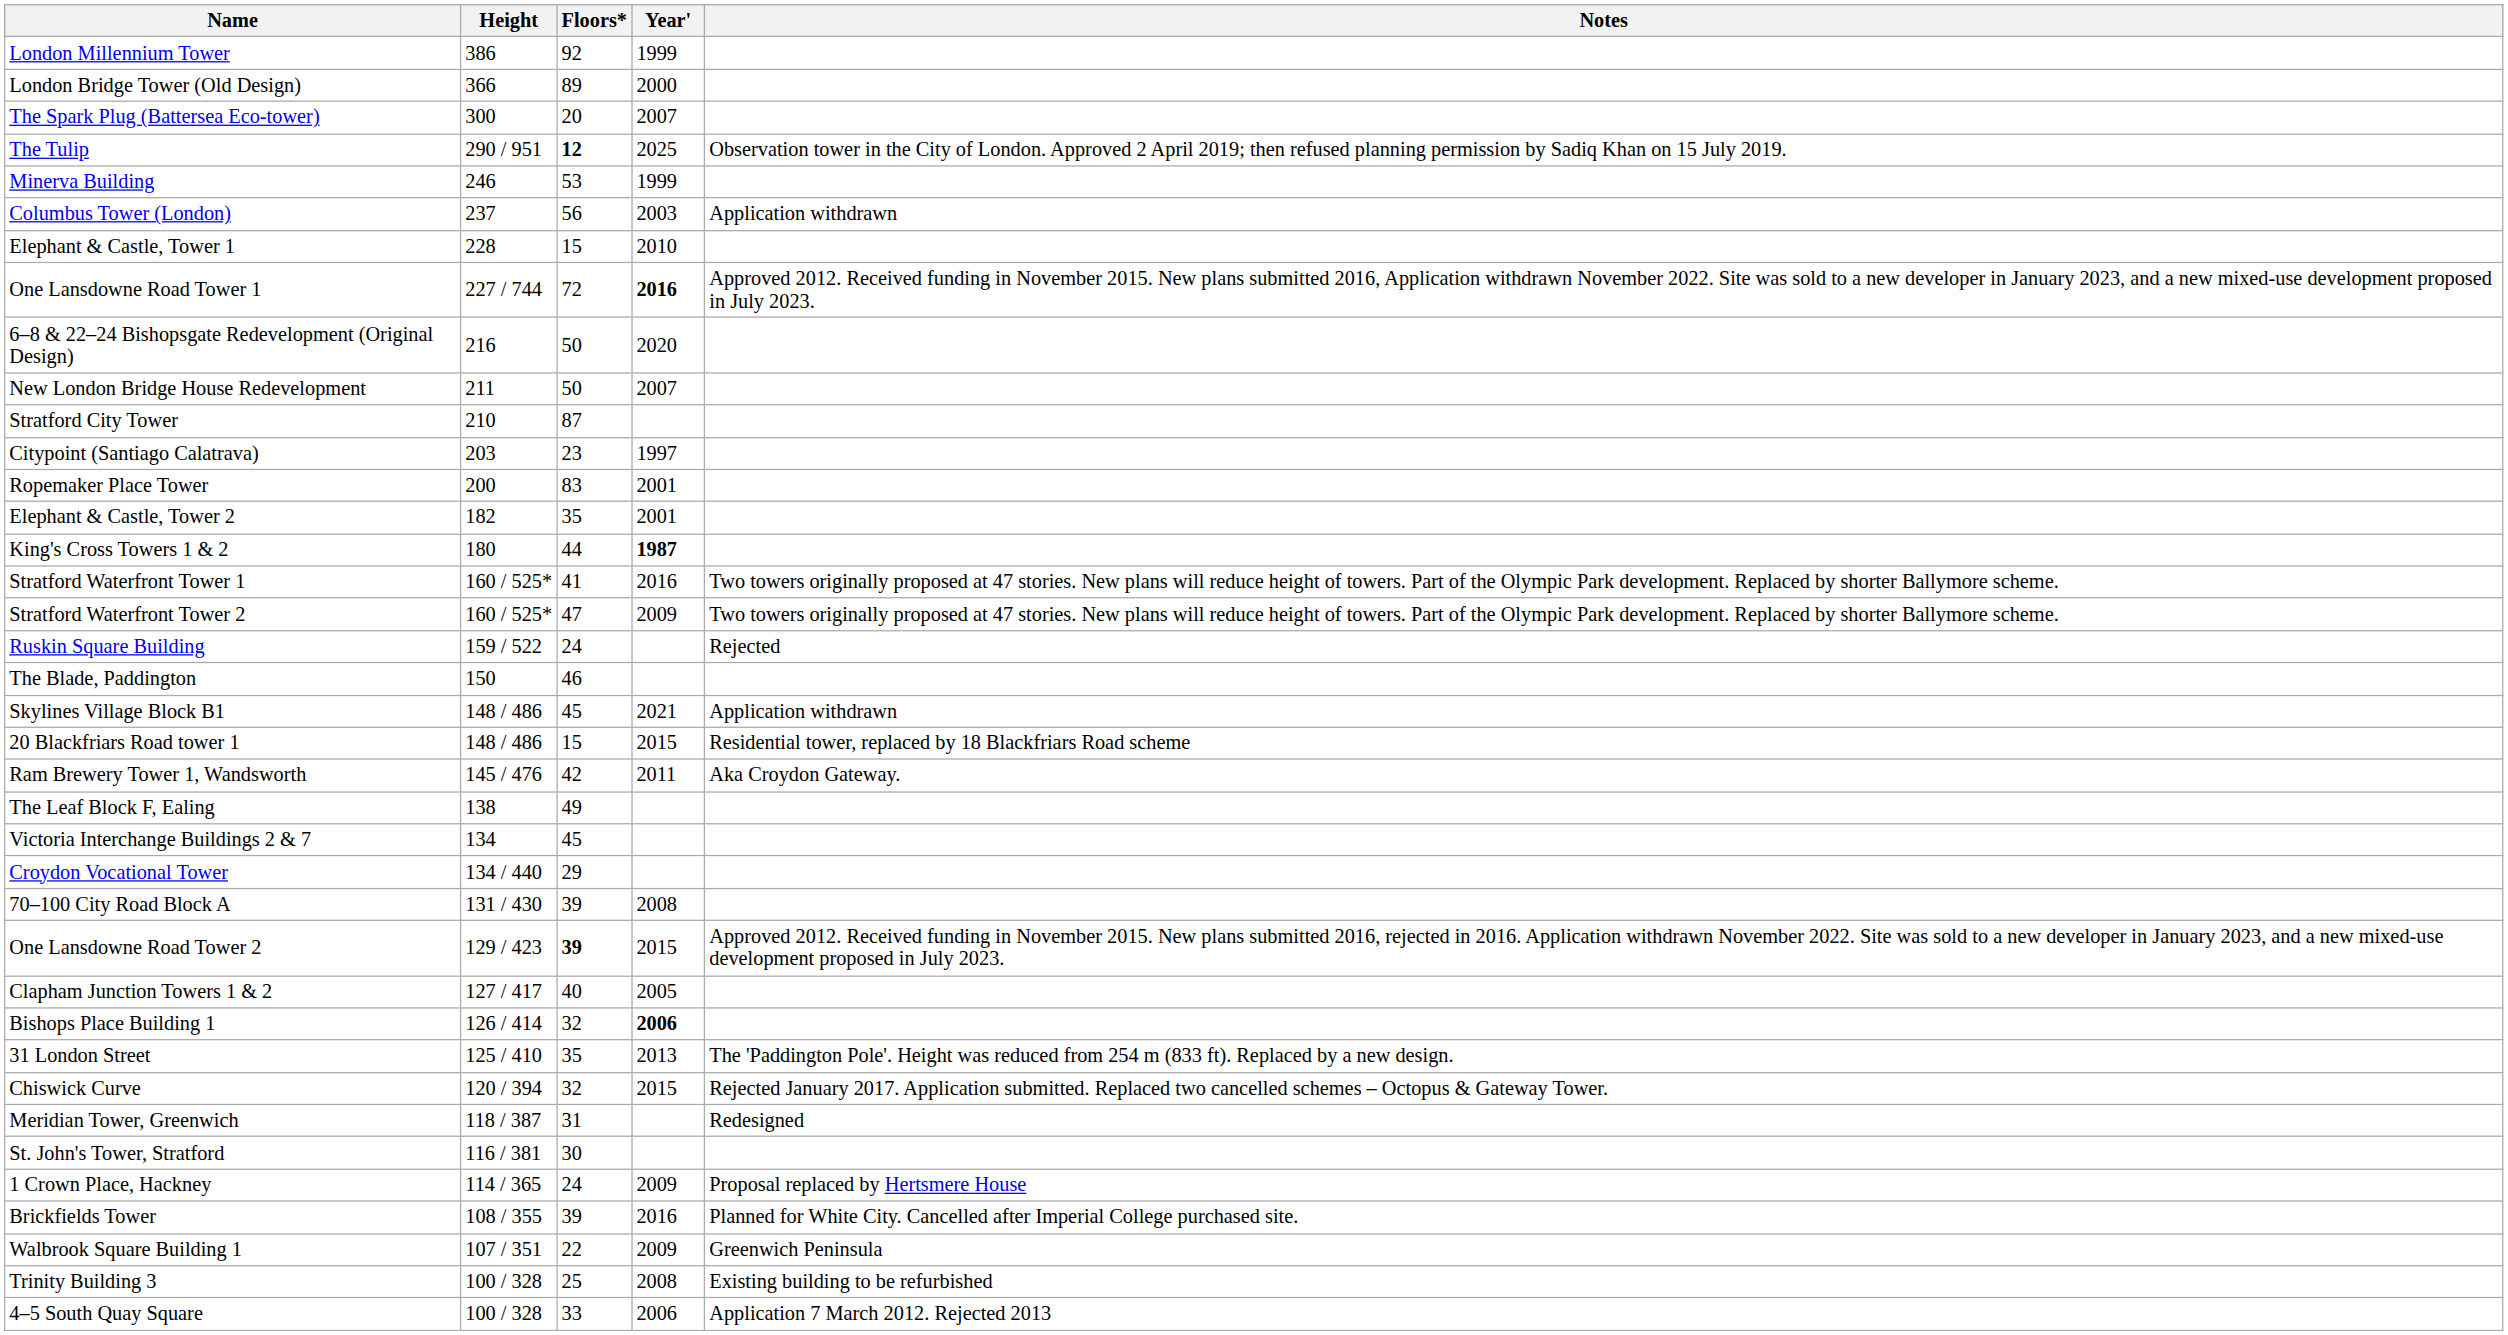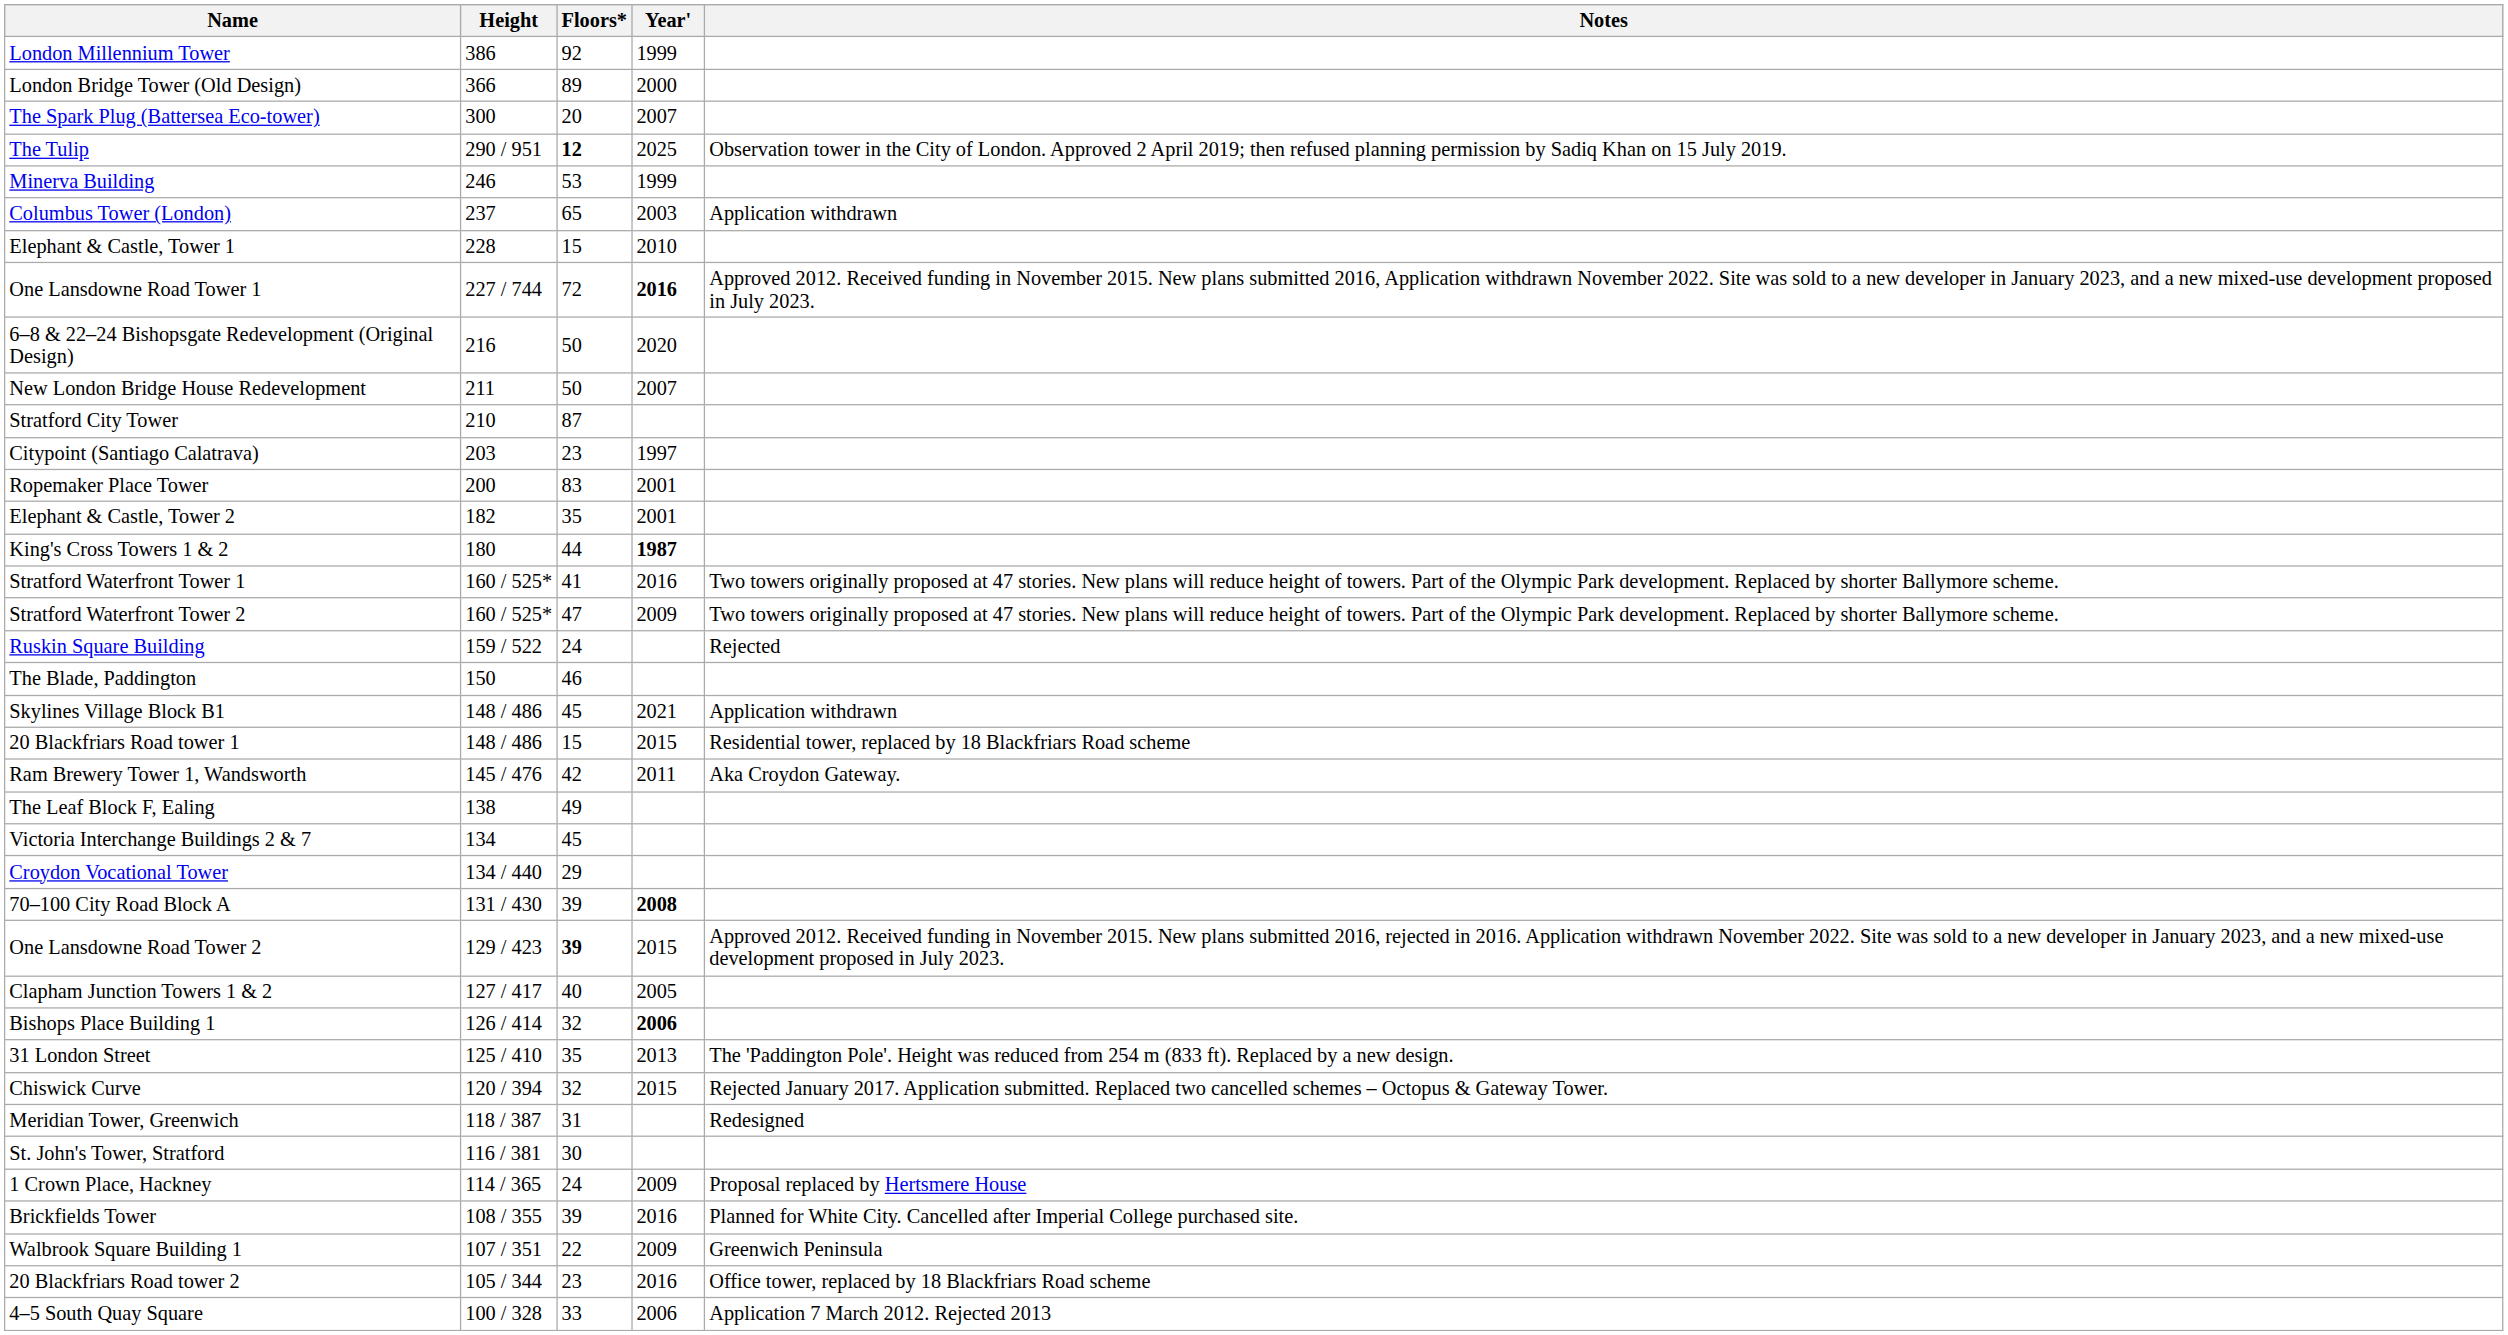(572, 213) 56 -> (572, 213) 65
(657, 904) normal -> (657, 904) bold
+ row: (124, 1281)
- row: (83, 1281)
